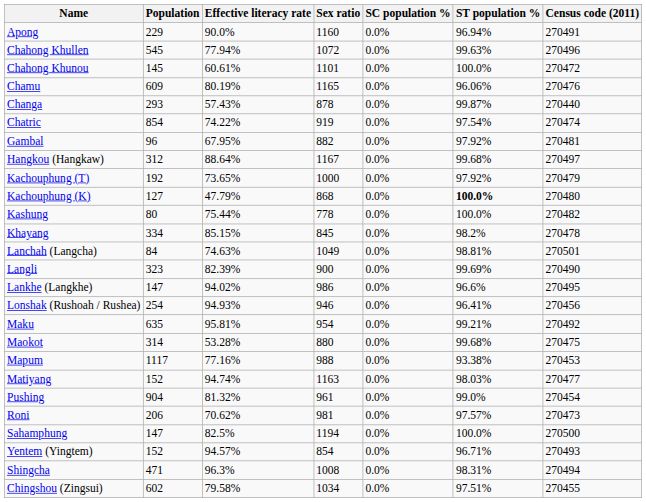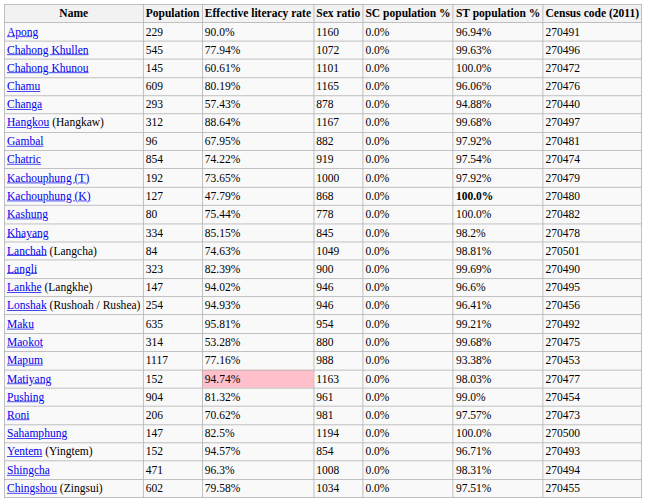(474, 104) 99.87% -> (474, 104) 94.88%
rows swapped: (24, 123) <-> (55, 159)
(325, 287) 986 -> (325, 287) 946
(223, 379) no background -> (223, 379) pink background
